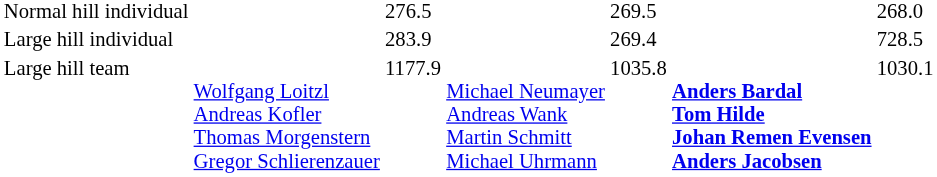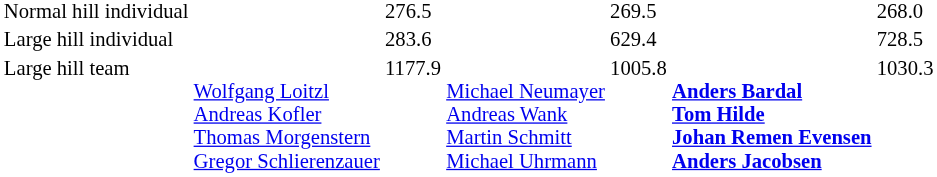(408, 39) 283.9 -> (408, 39) 283.6
(633, 39) 269.4 -> (633, 39) 629.4
(638, 68) 1035.8 -> (638, 68) 1005.8
(905, 68) 1030.1 -> (905, 68) 1030.3
